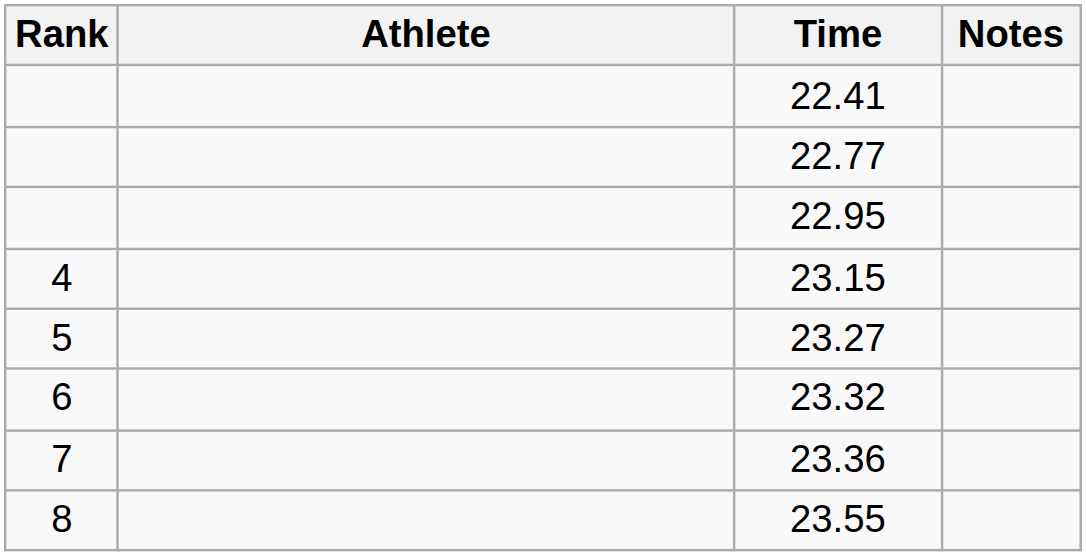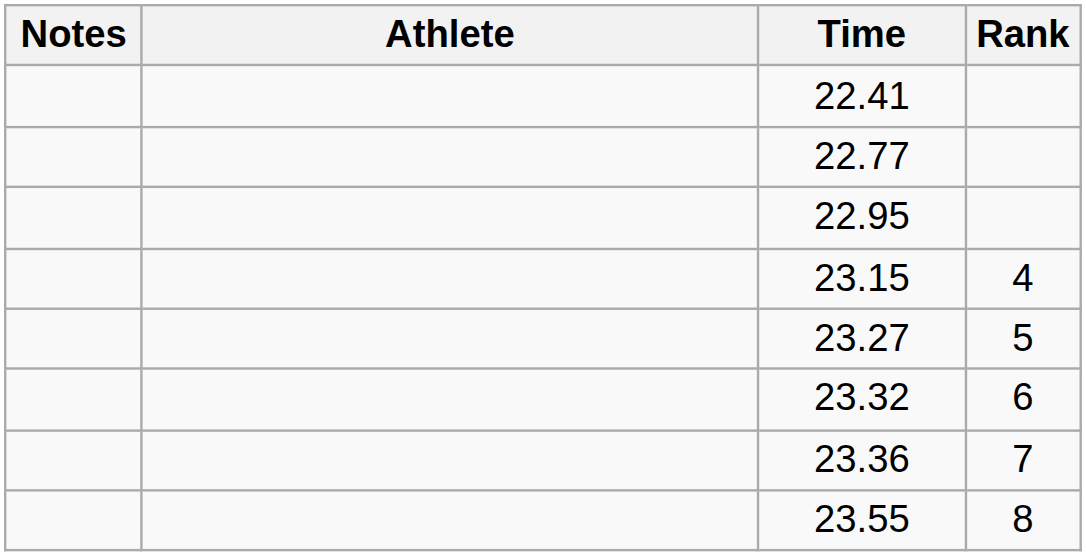columns swapped: (62, 34) <-> (1011, 34)
